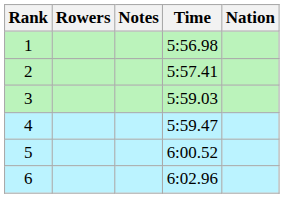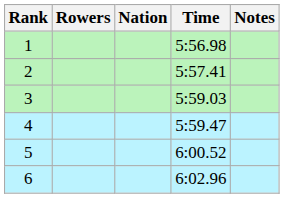columns swapped: (250, 17) <-> (139, 17)
